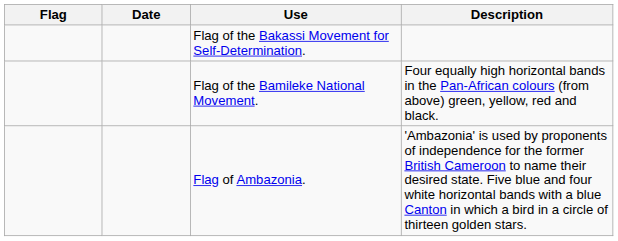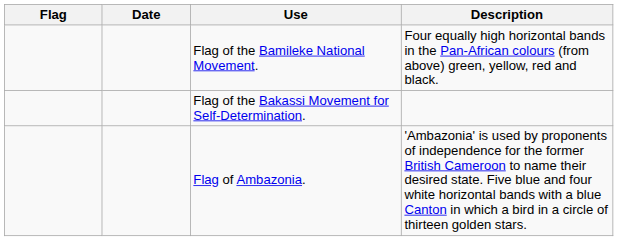rows swapped: (279, 93) <-> (291, 43)
